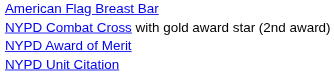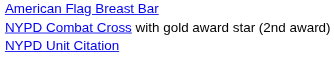- row: (68, 46)
